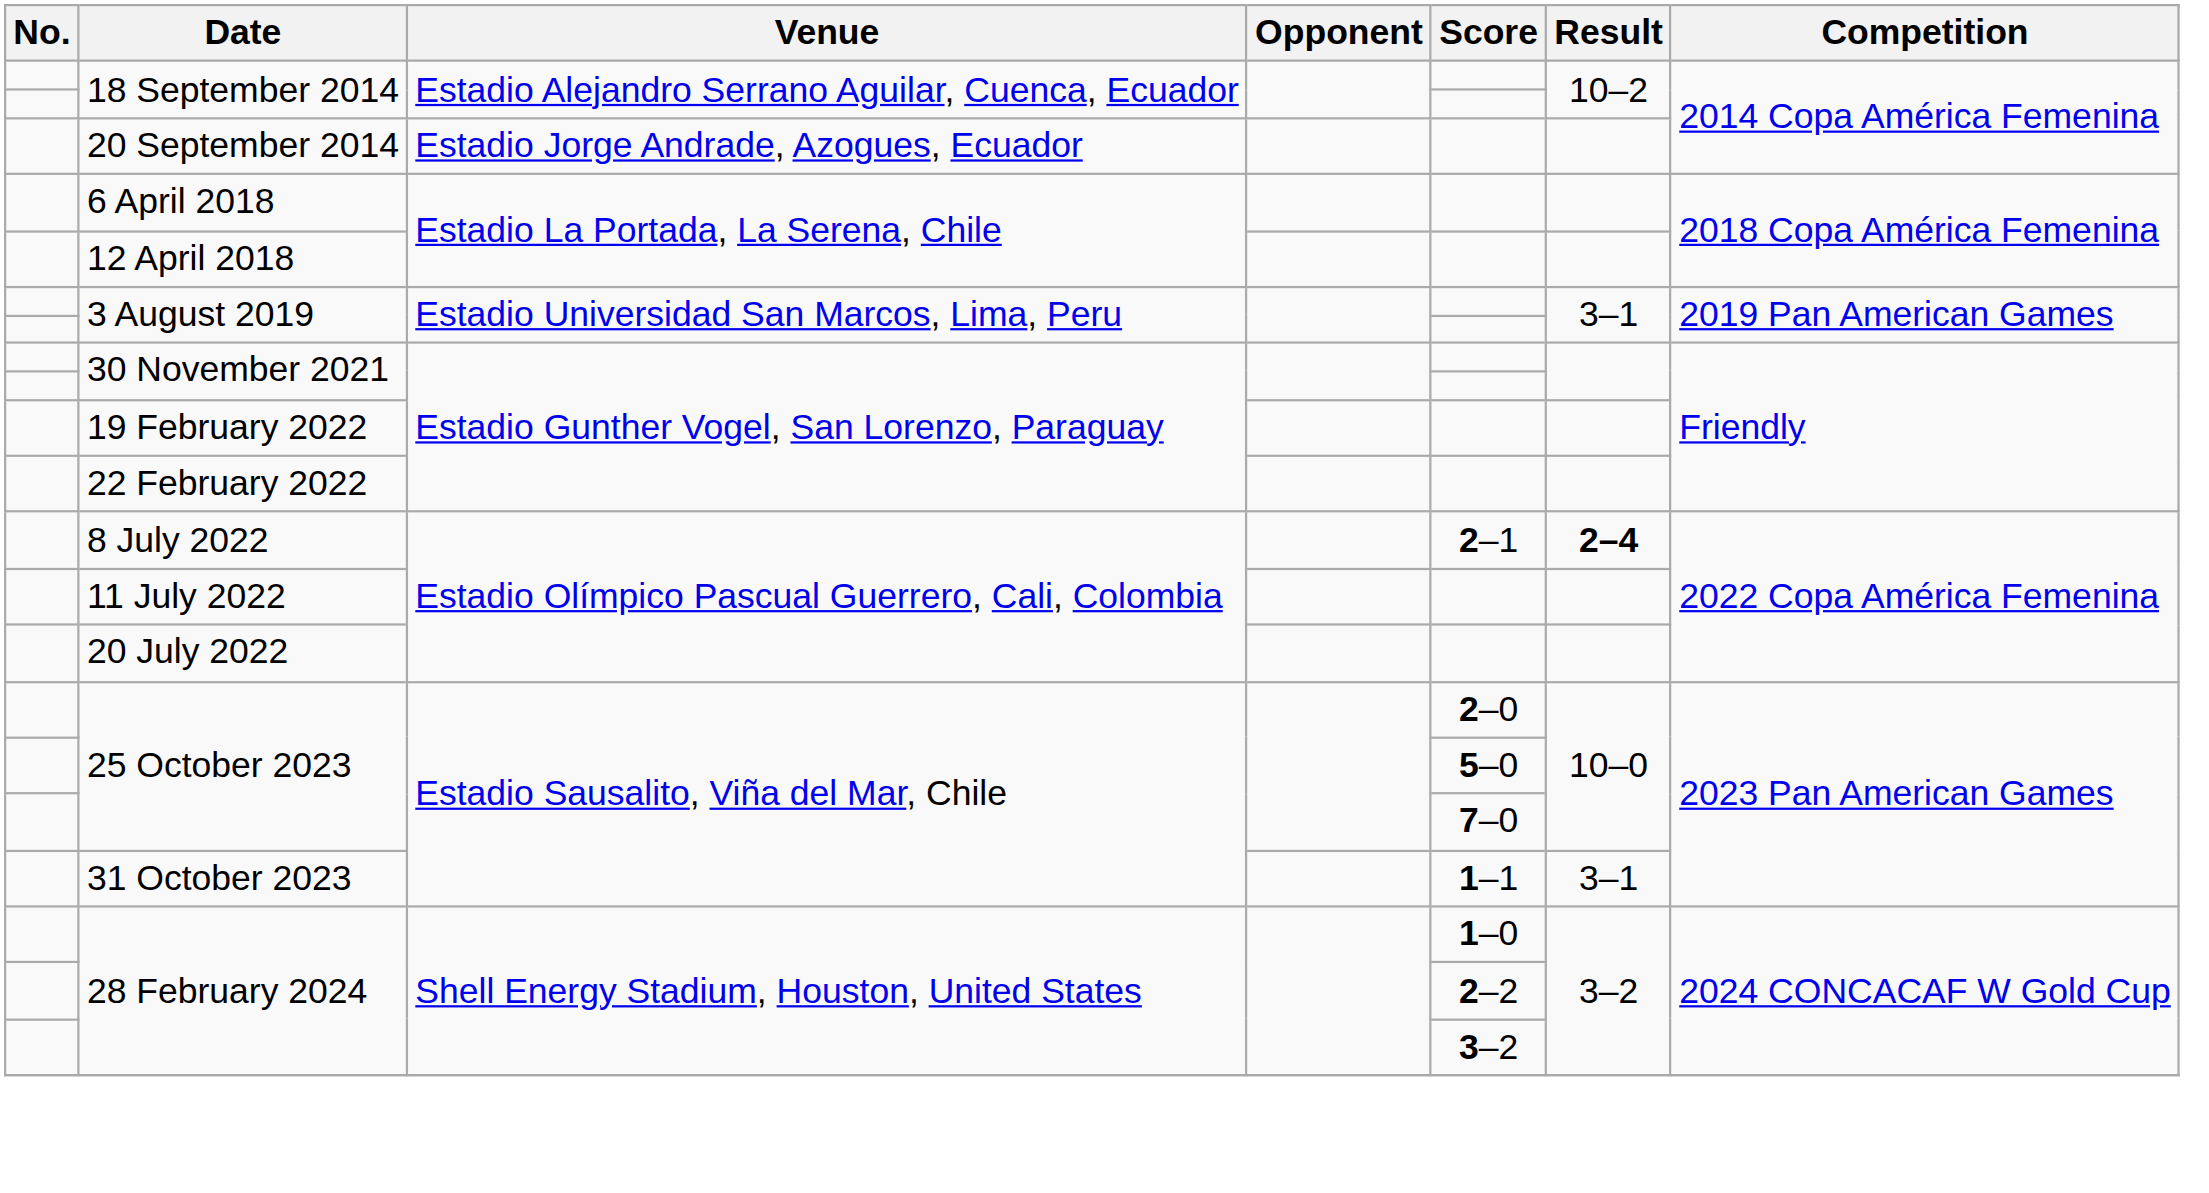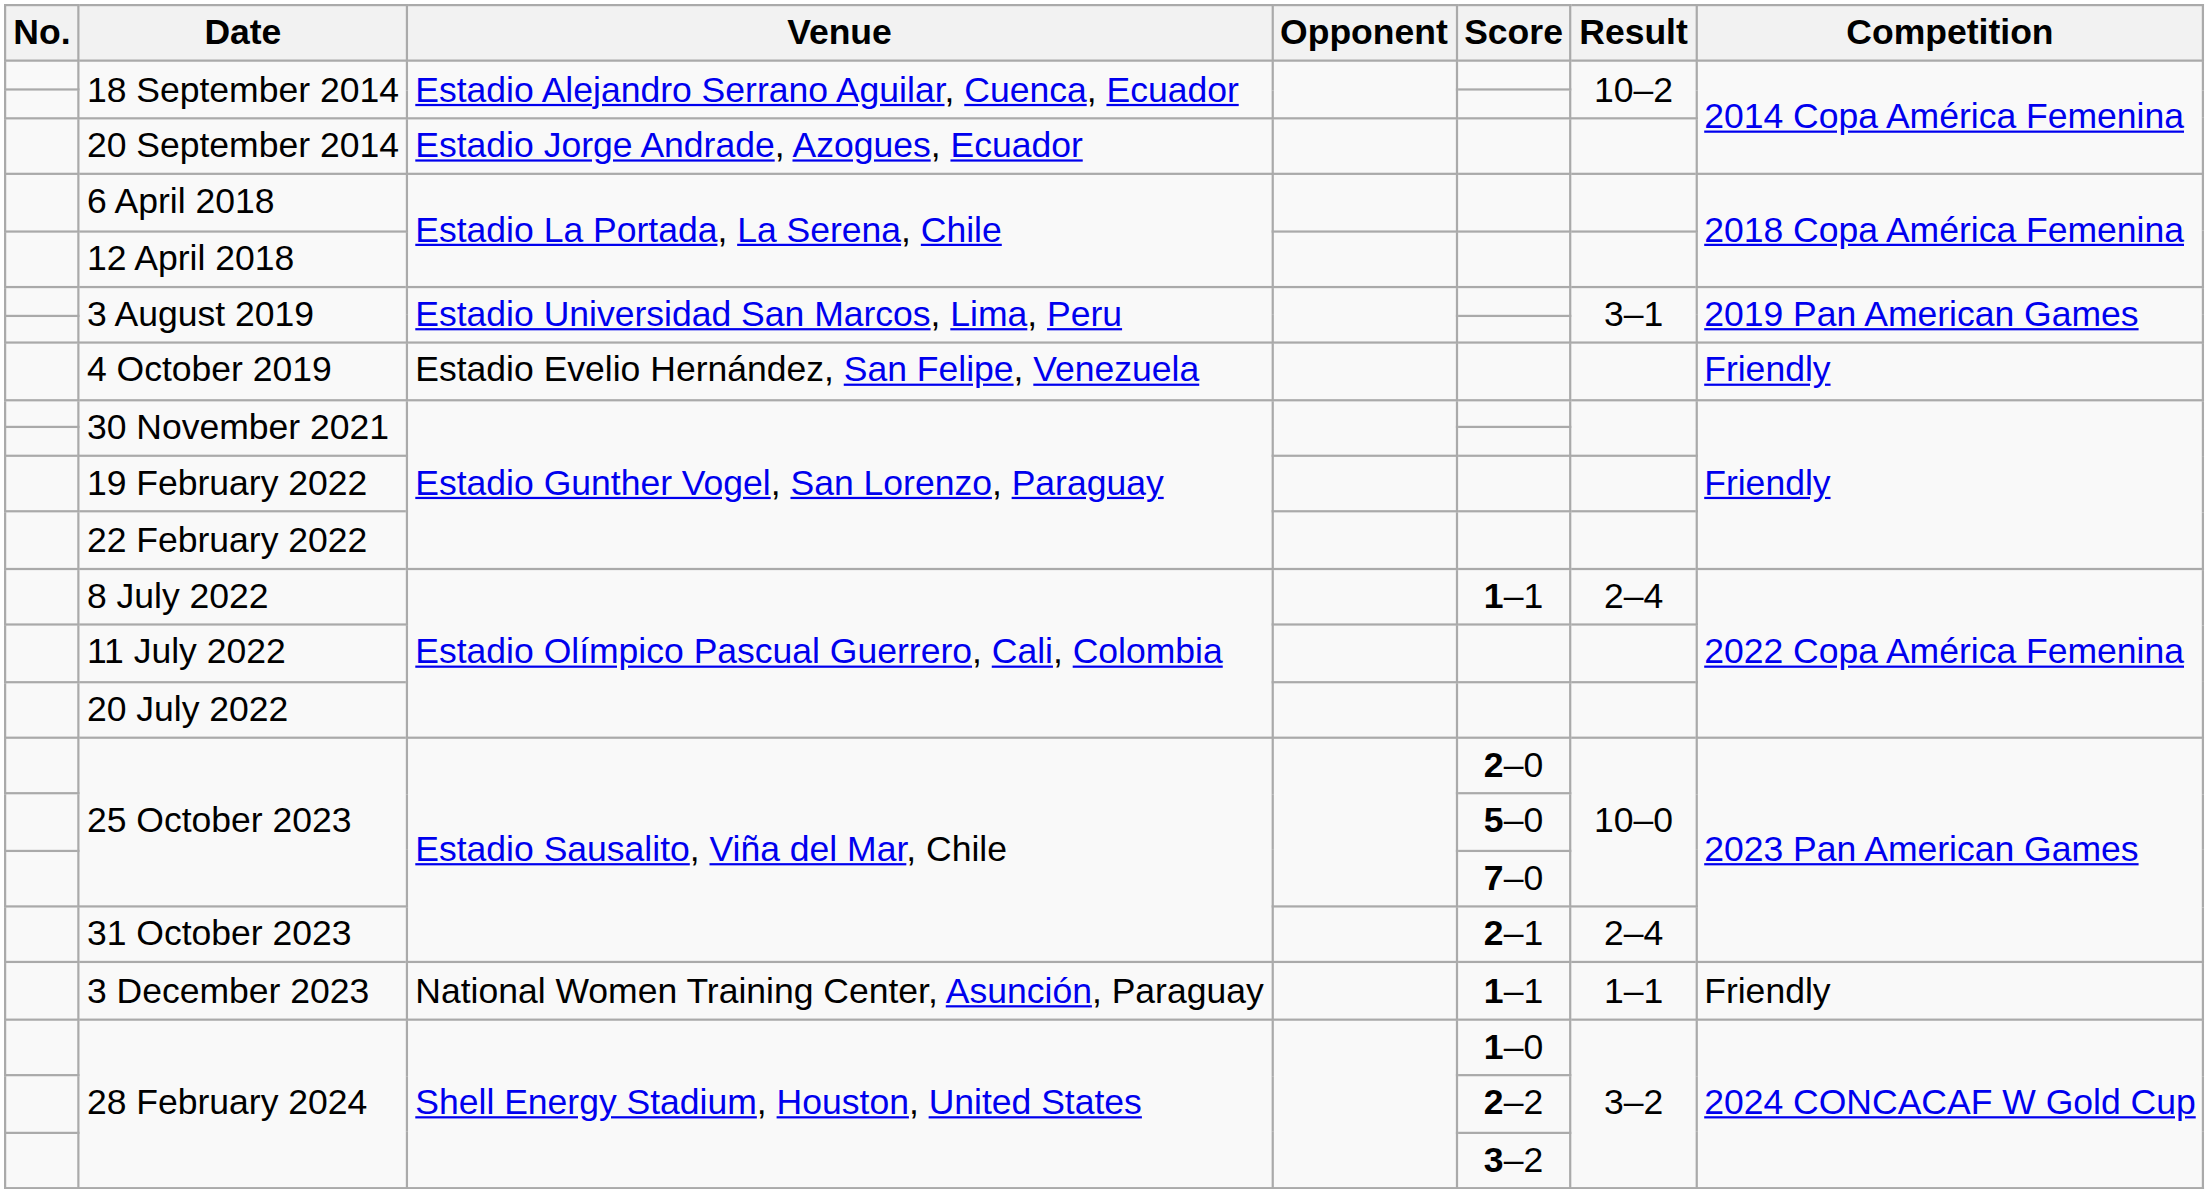+ row: (209, 370)
(1489, 539) 2–1 -> (1514, 595) 1–1
(1609, 539) bold -> (1634, 595) normal
(1489, 877) 1–1 -> (1514, 933) 2–1
(1609, 877) 3–1 -> (1634, 933) 2–4
+ row: (228, 990)
